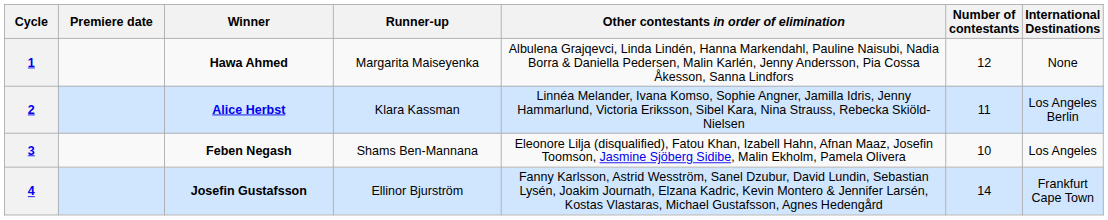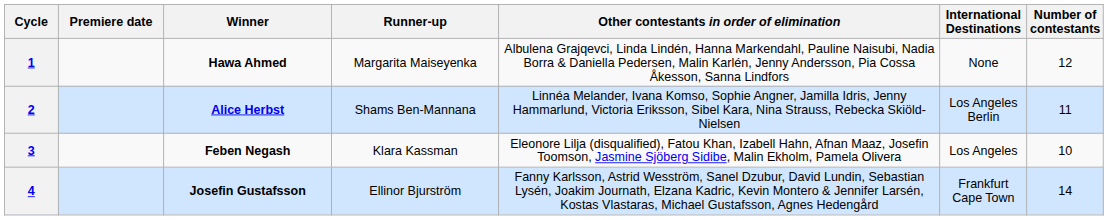columns swapped: (984, 22) <-> (1063, 22)
(417, 110) Klara Kassman -> (415, 110) Shams Ben-Mannana
(417, 151) Shams Ben-Mannana -> (415, 151) Klara Kassman
